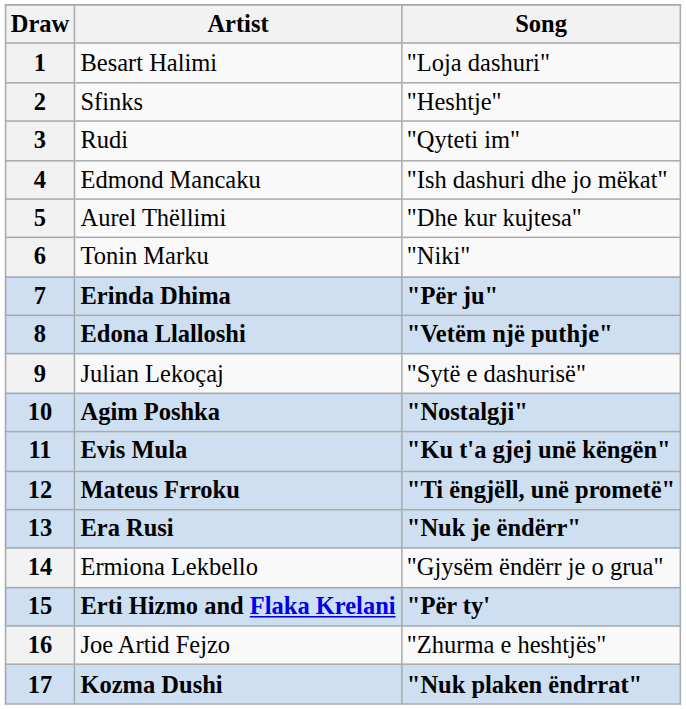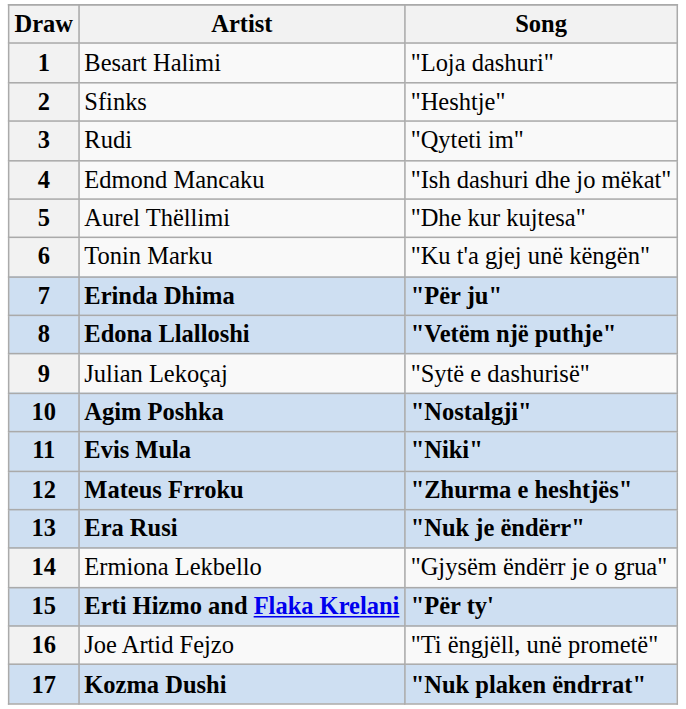(439, 256) "Niki" -> (530, 256) "Ku t'a gjej unë këngën"
(539, 450) "Ku t'a gjej unë këngën" -> (447, 450) "Niki"
(541, 489) "Ti ëngjëll, unë prometë" -> (522, 489) "Zhurma e heshtjës"
(507, 645) "Zhurma e heshtjës" -> (534, 645) "Ti ëngjëll, unë prometë"
